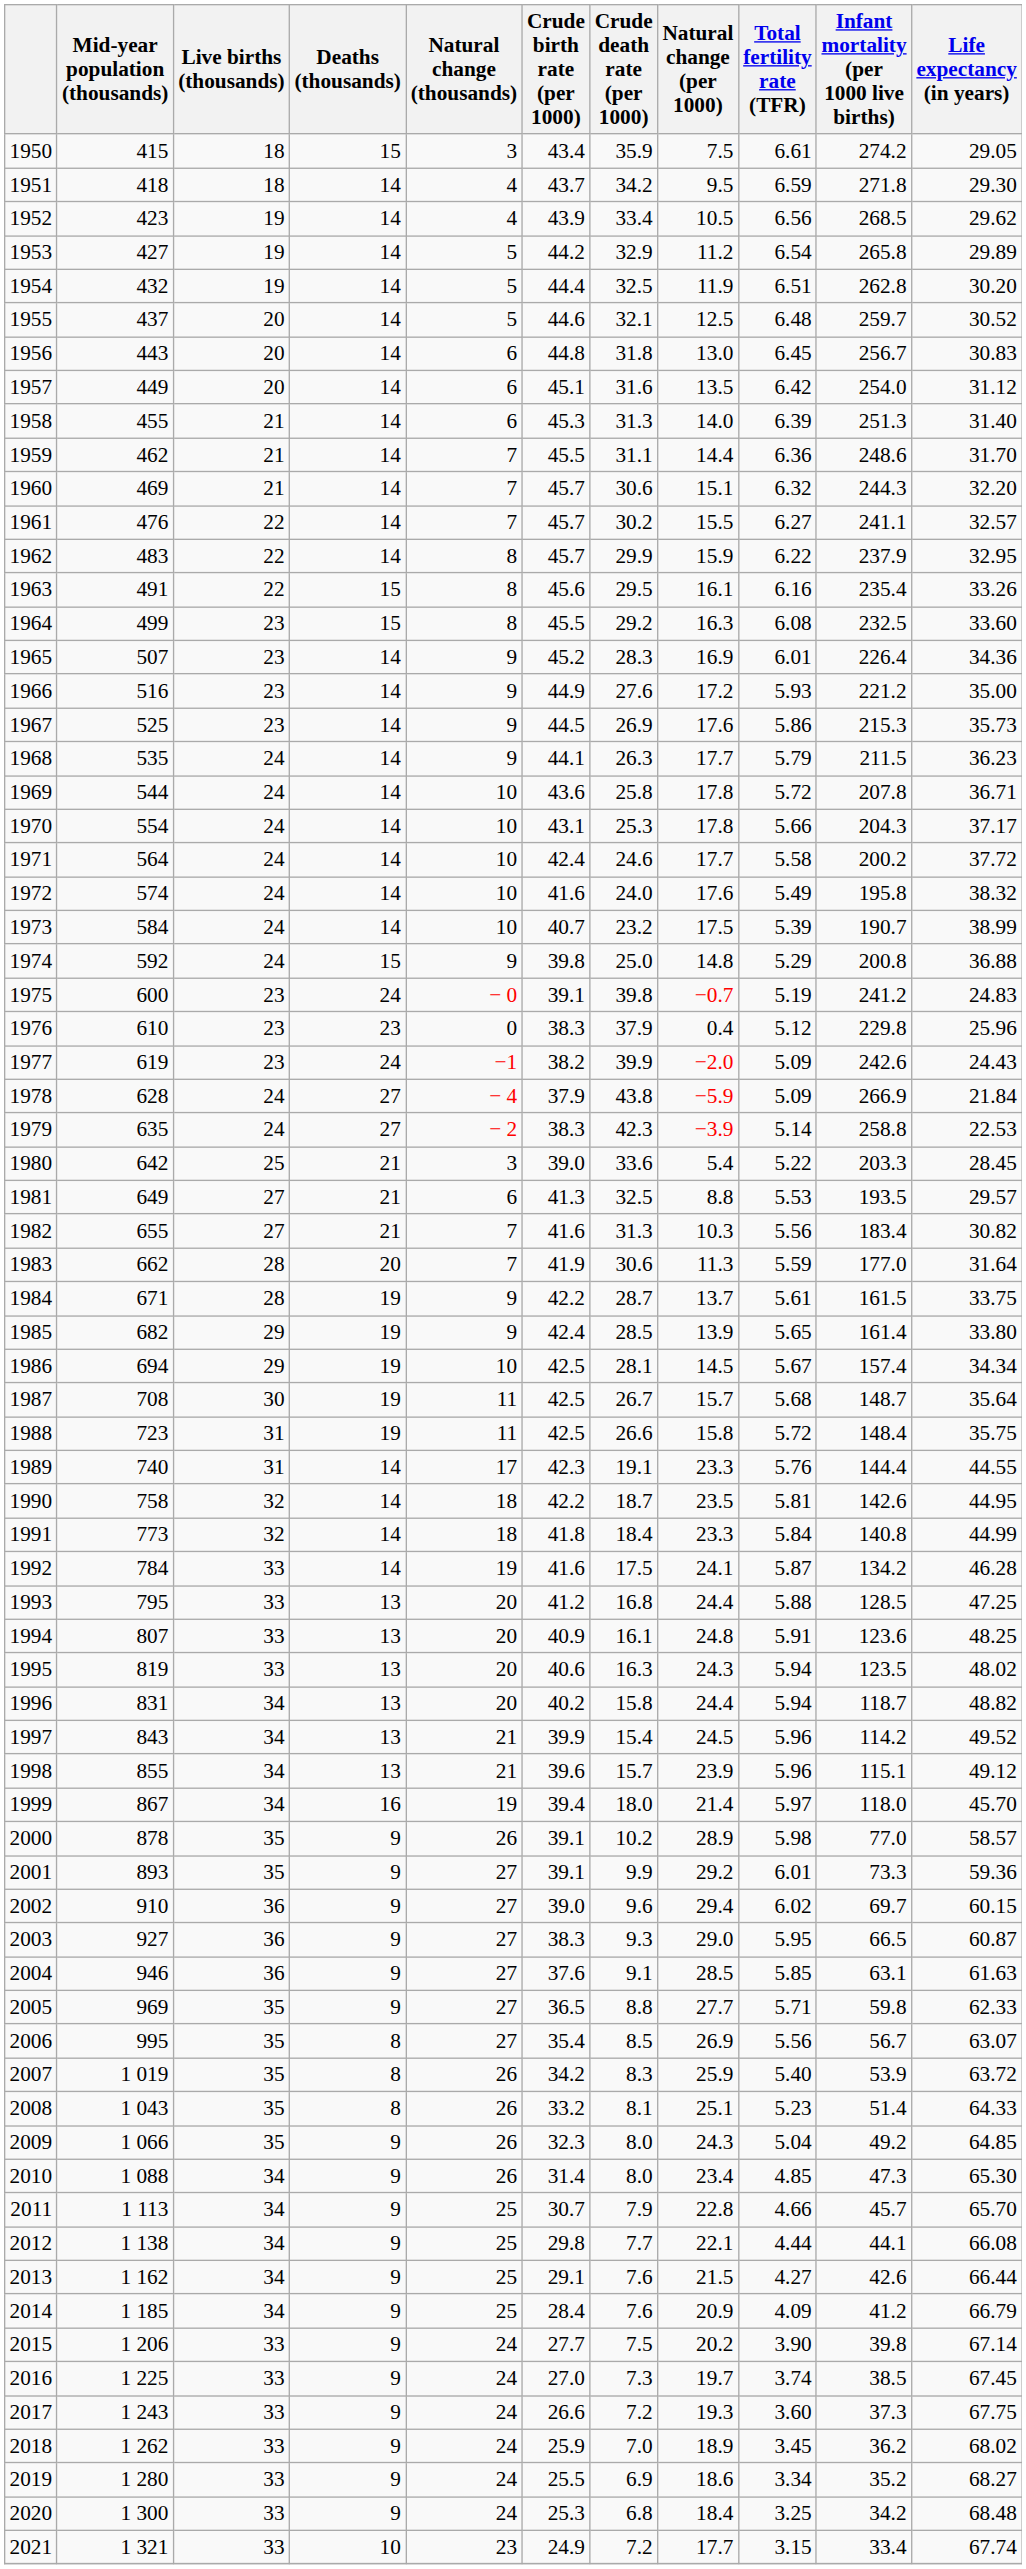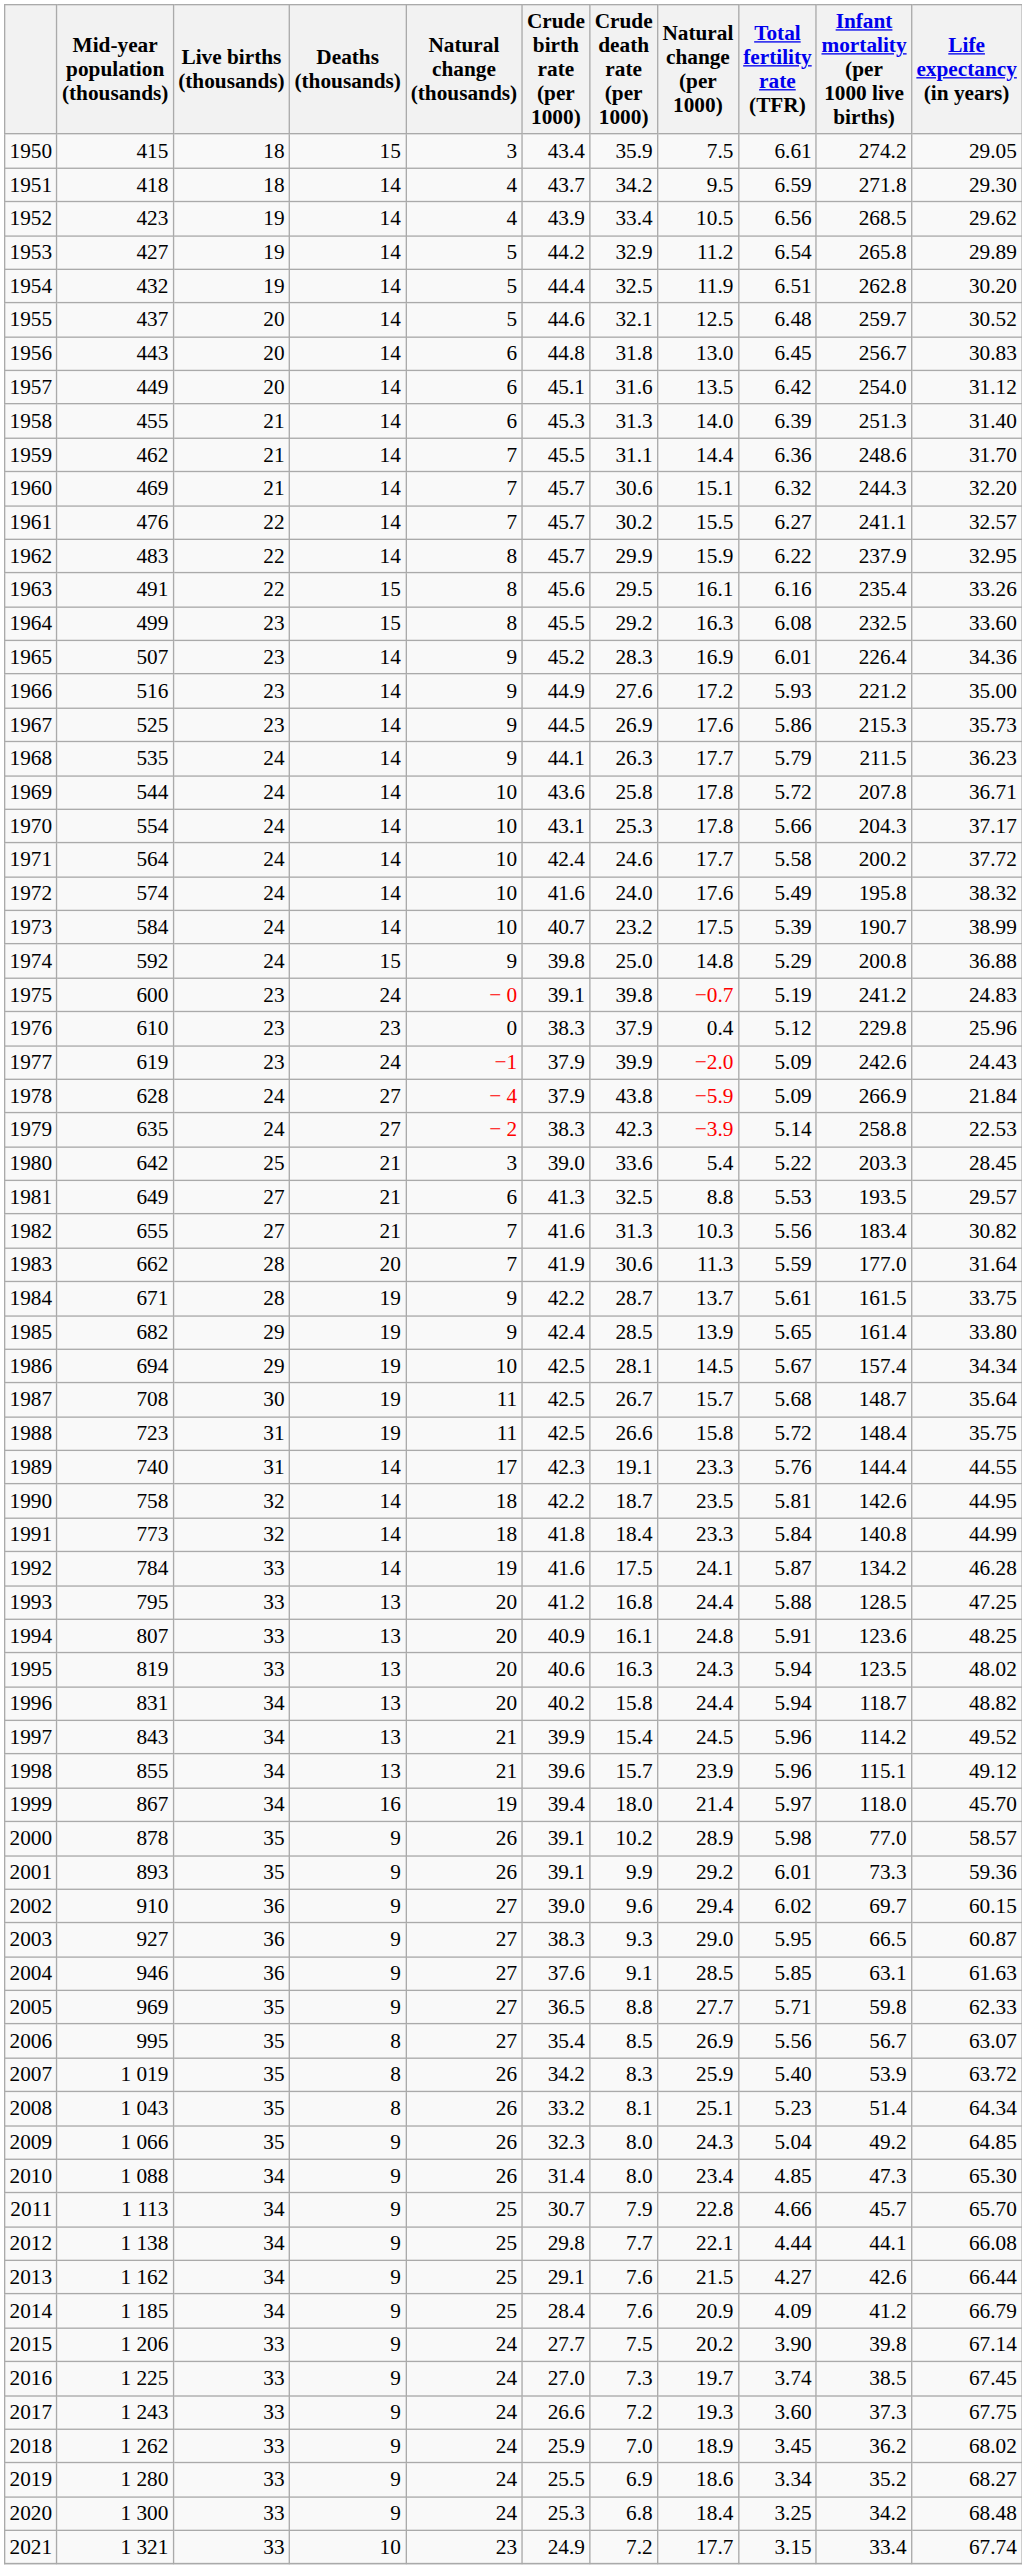(566, 1062) 38.2 -> (566, 1062) 37.9
(501, 1872) 27 -> (501, 1872) 26
(993, 2108) 64.33 -> (993, 2108) 64.34
